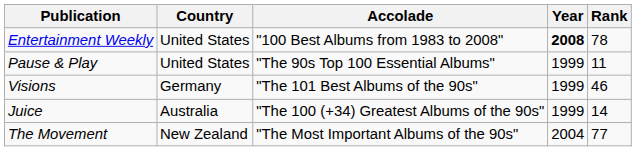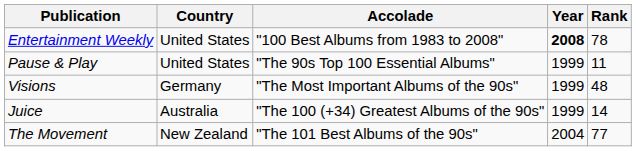(367, 87) "The 101 Best Albums of the 90s" -> (387, 87) "The Most Important Albums of the 90s"
(599, 87) 46 -> (599, 87) 48
(387, 134) "The Most Important Albums of the 90s" -> (367, 134) "The 101 Best Albums of the 90s"
